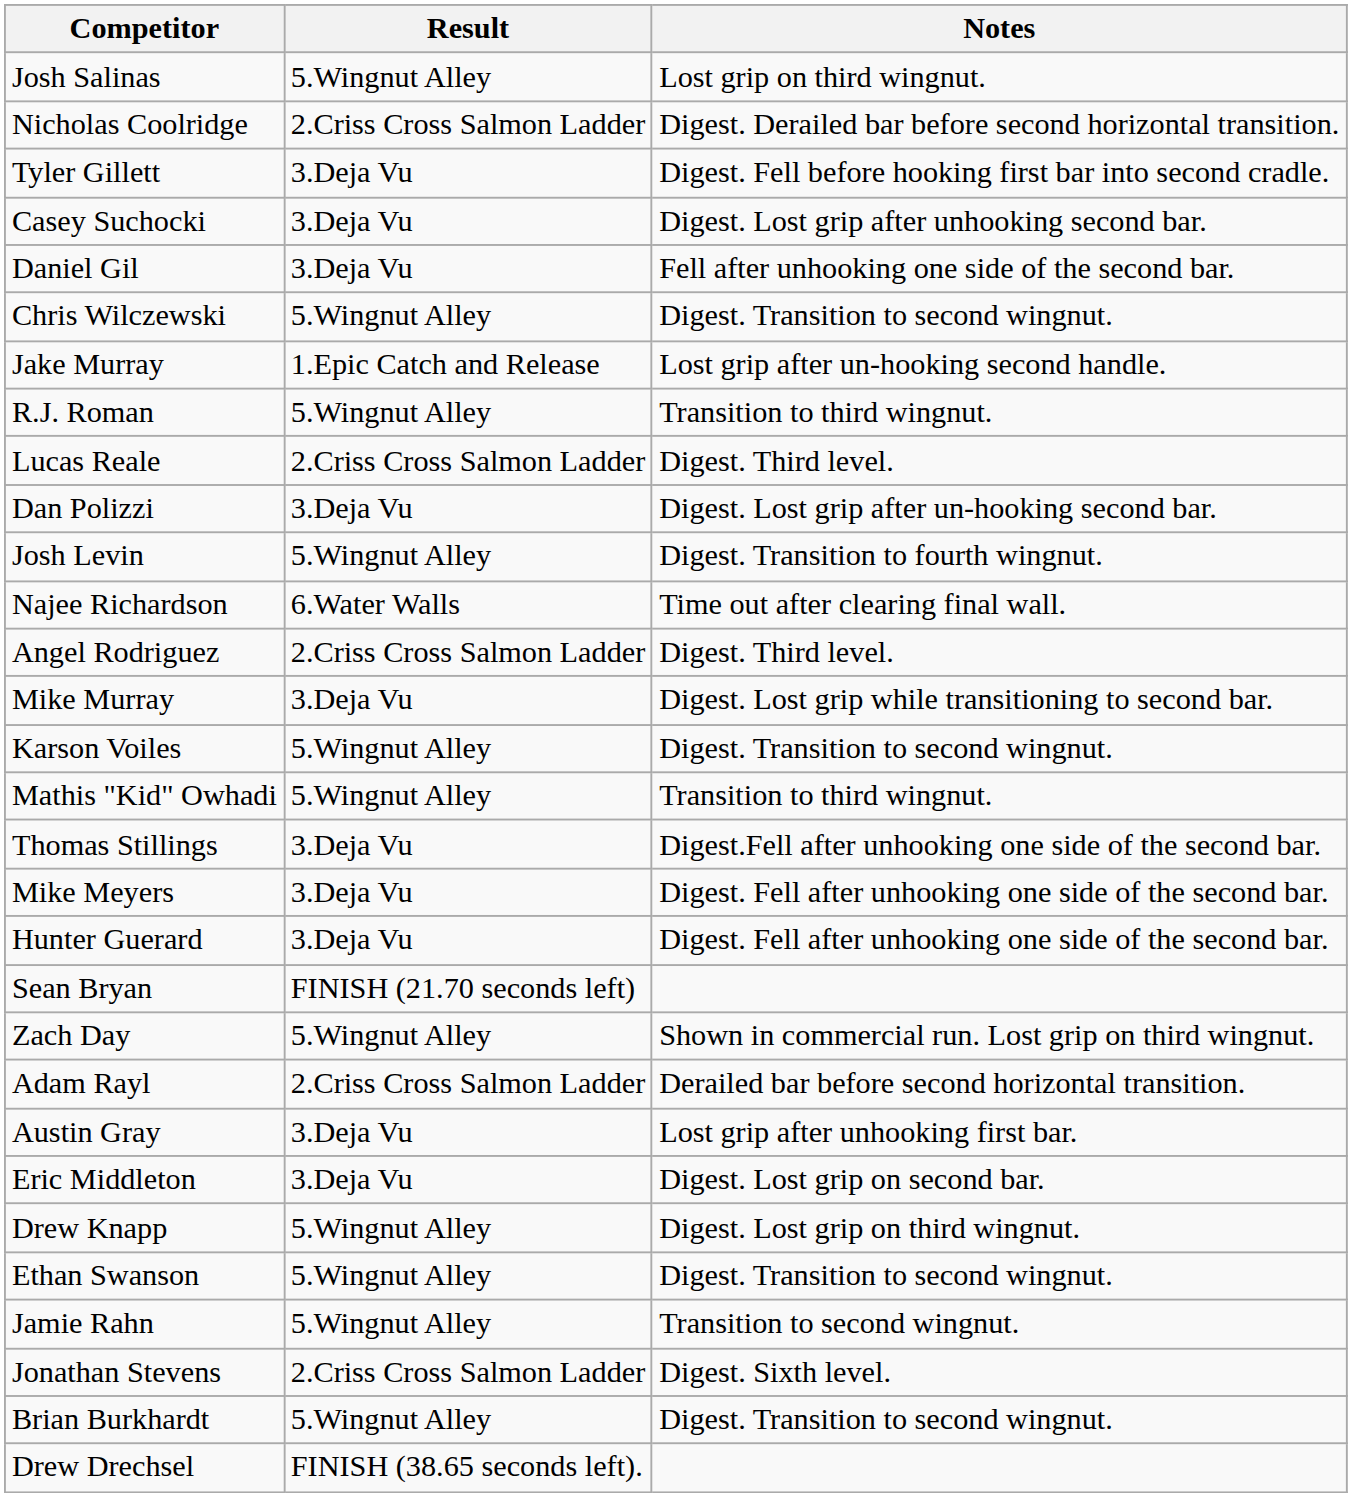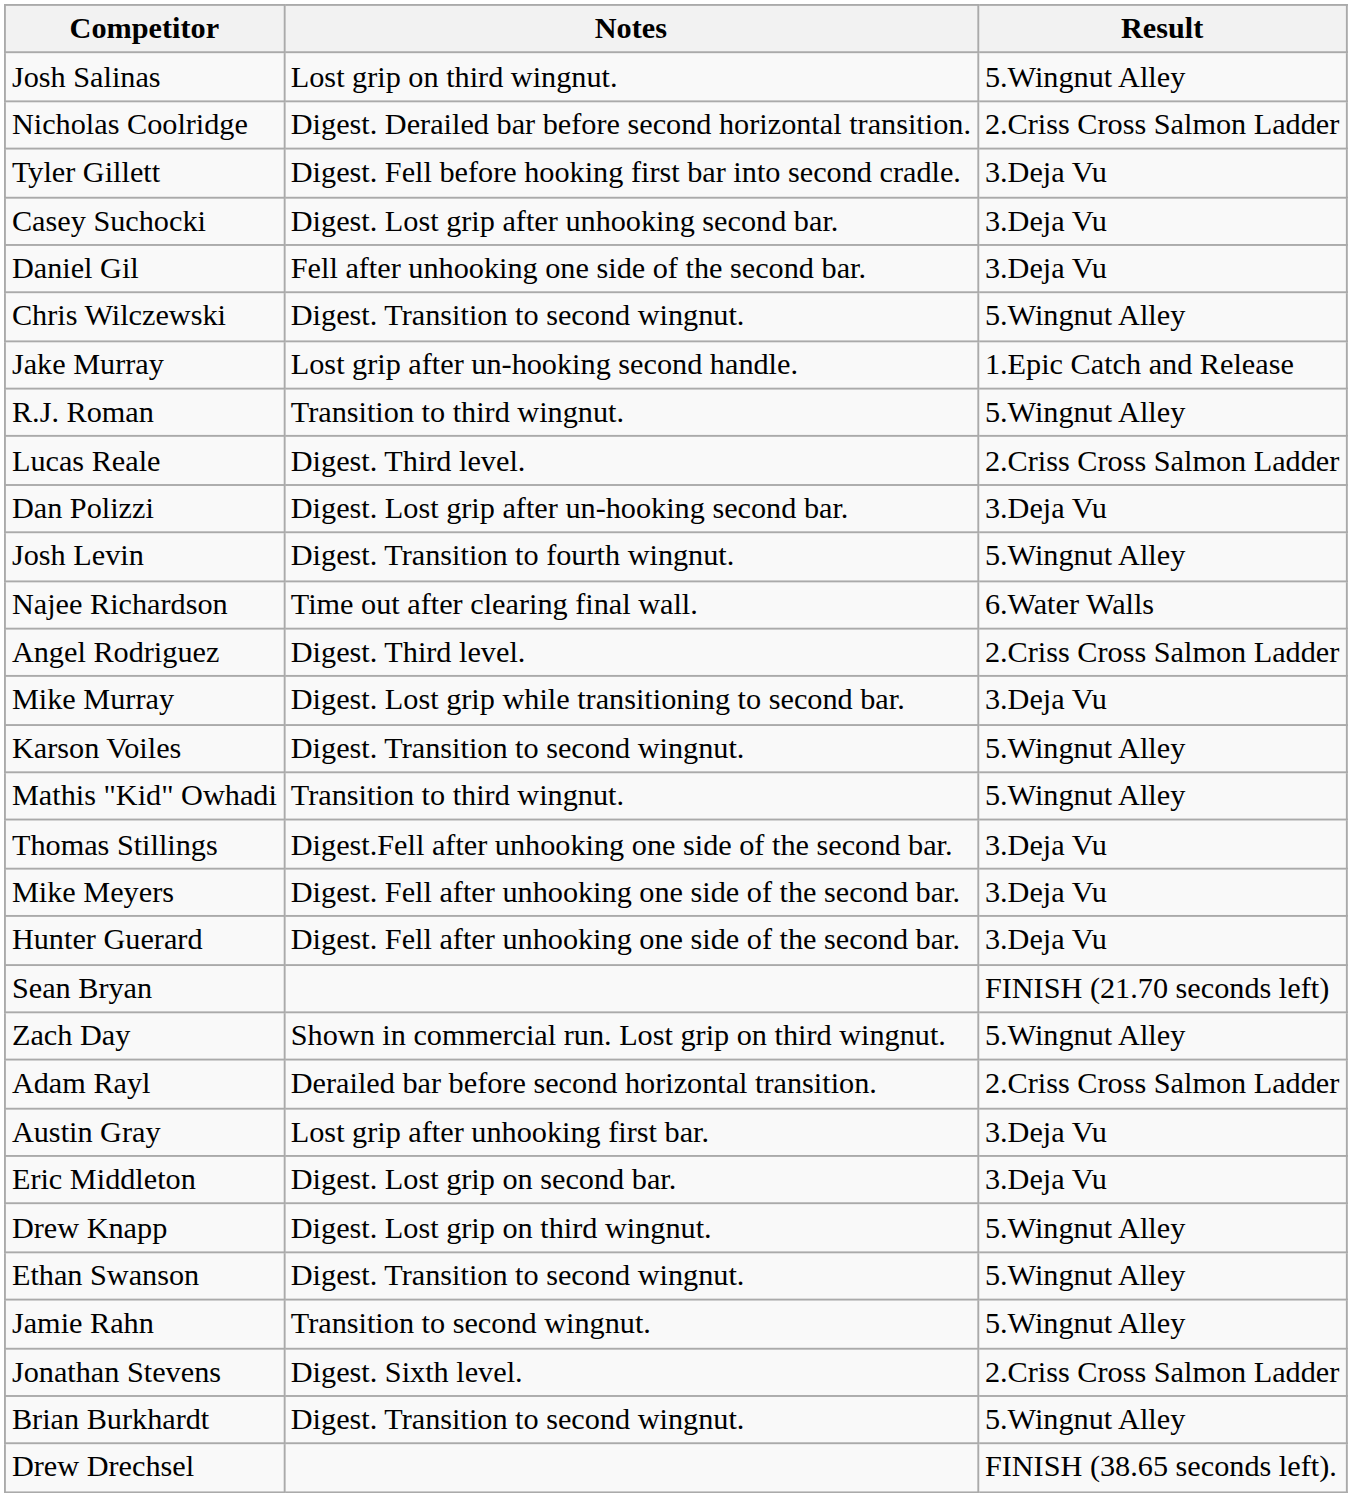columns swapped: (468, 28) <-> (999, 28)
